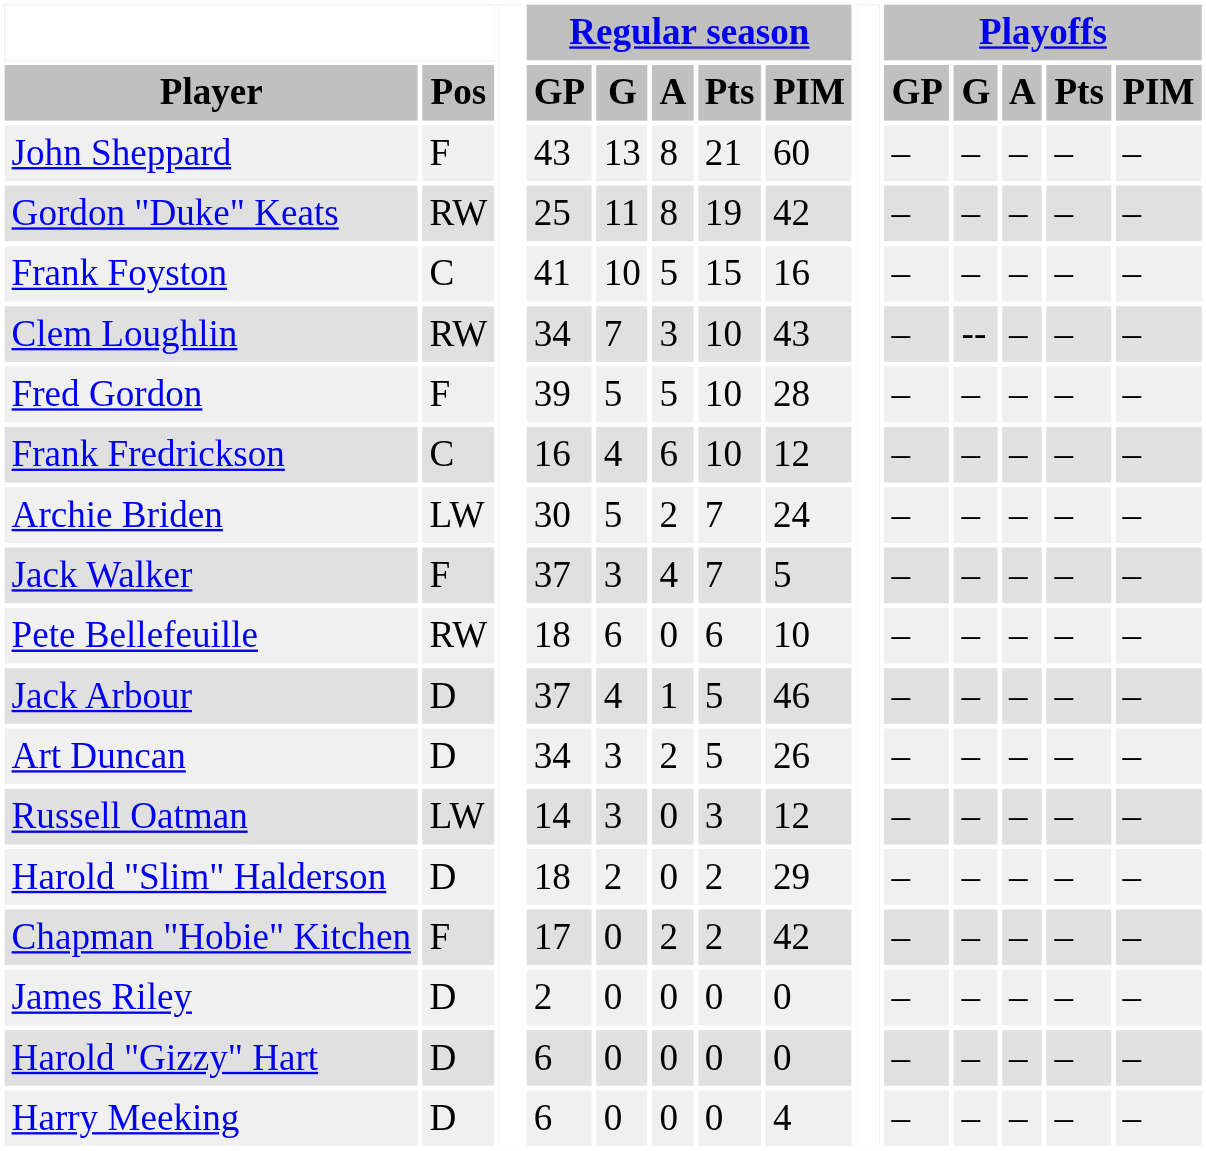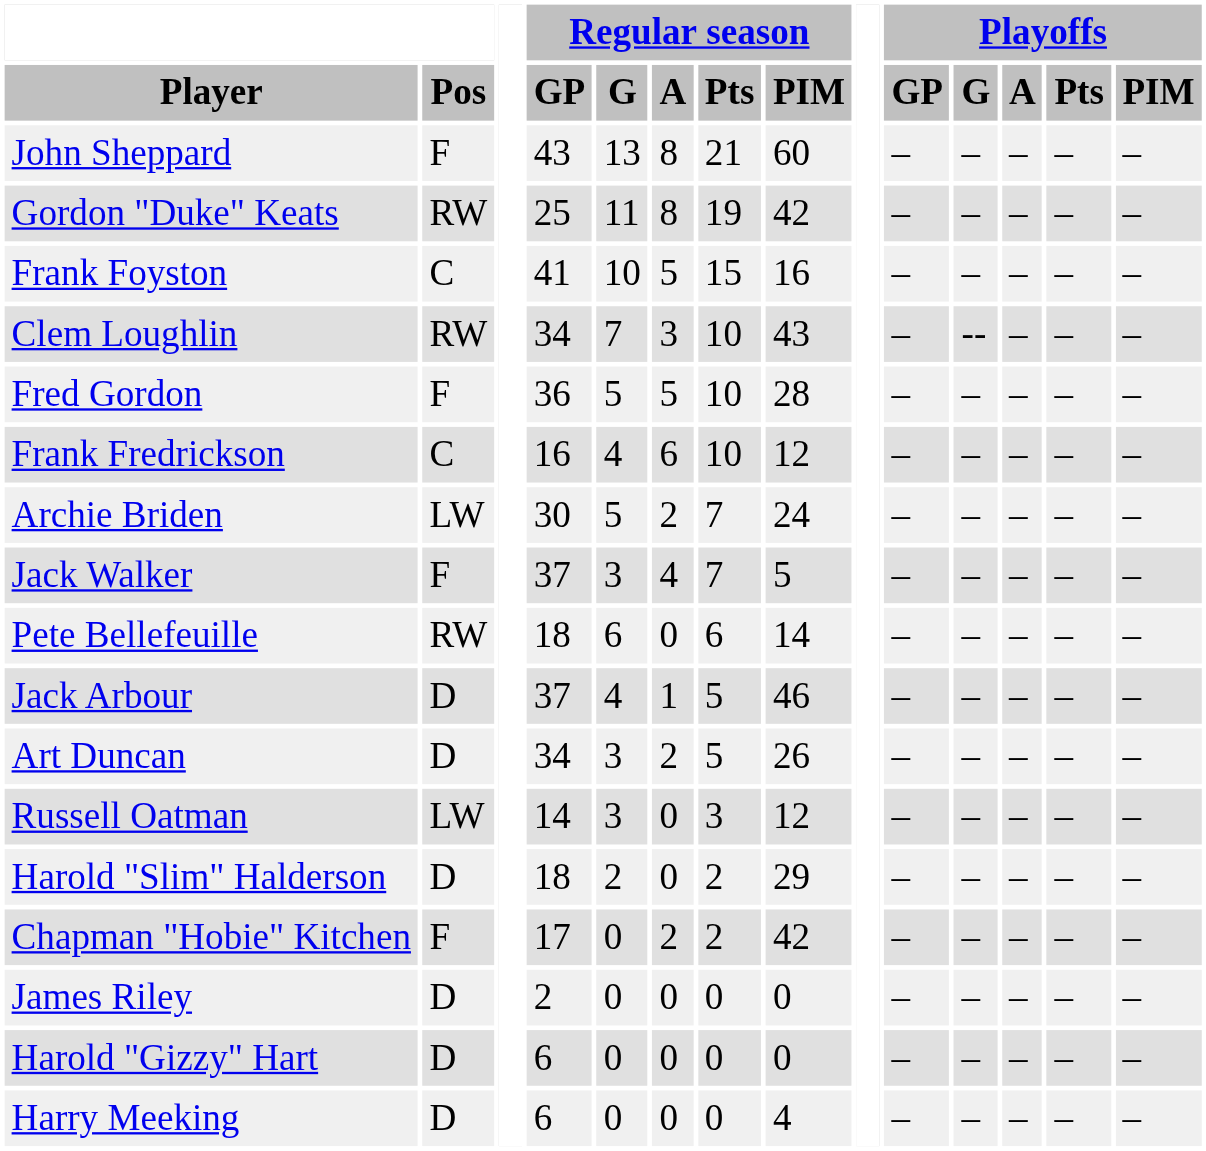(552, 393) 39 -> (552, 393) 36
(791, 635) 10 -> (791, 635) 14
